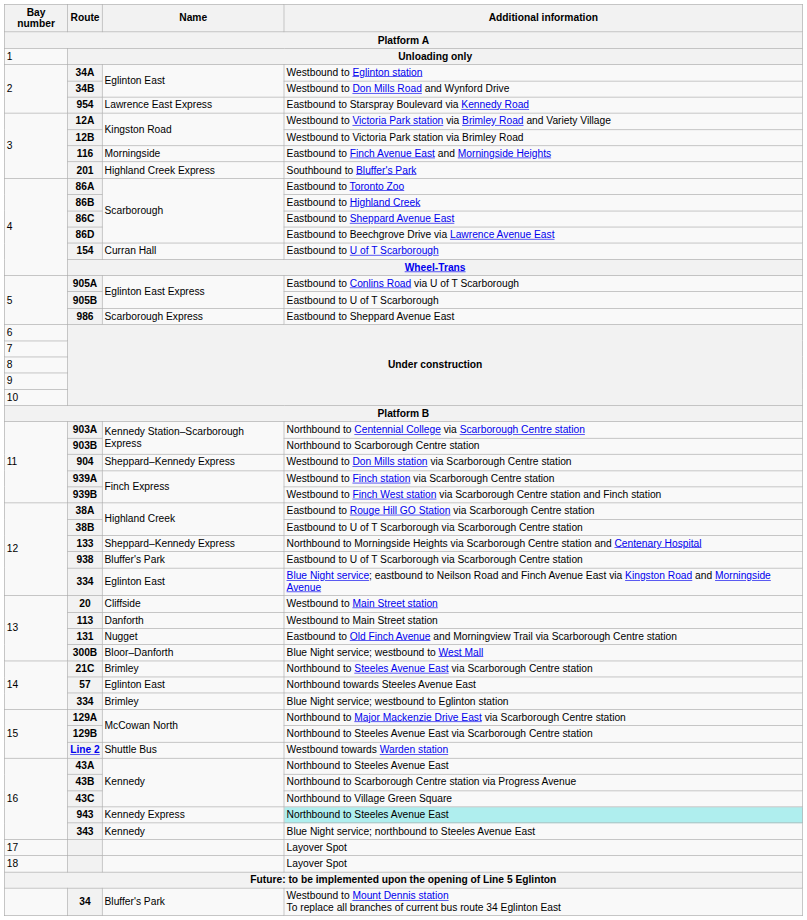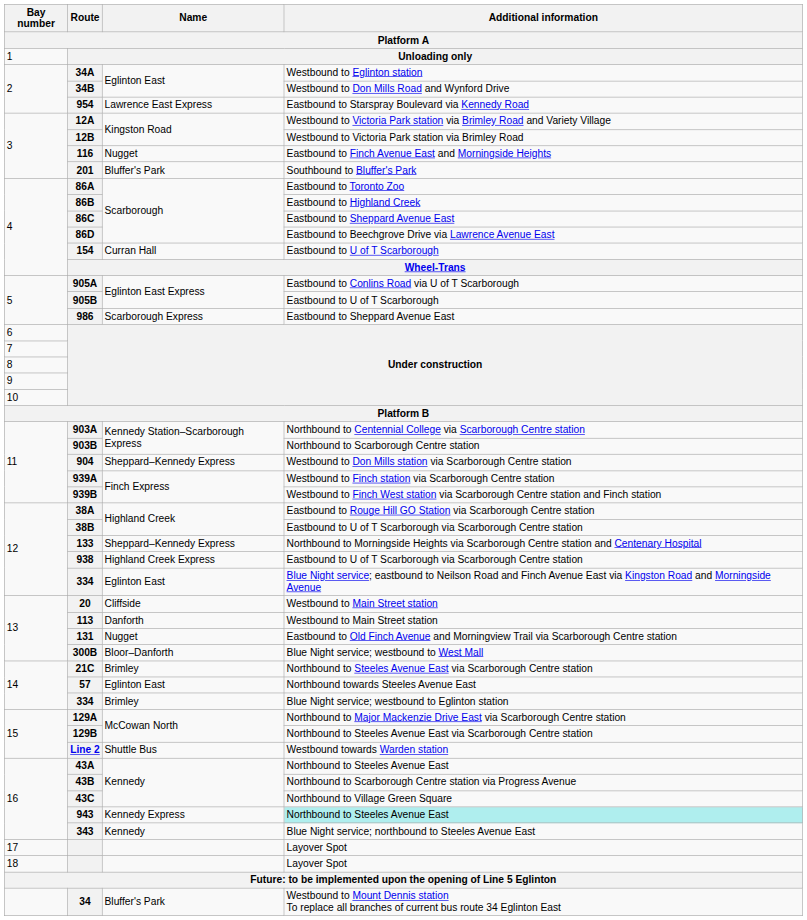(132, 154) Morningside -> (121, 154) Nugget
(160, 170) Highland Creek Express -> (135, 170) Bluffer's Park
(135, 560) Bluffer's Park -> (160, 560) Highland Creek Express
